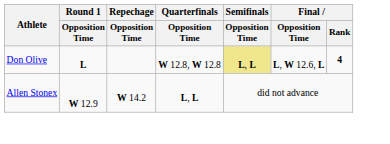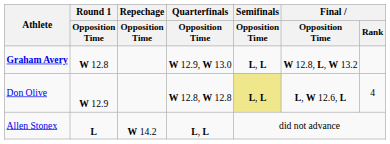+ row: (37, 60)
(83, 65) L -> (94, 104) W 12.9
(340, 60) bold -> (373, 93) normal
(83, 104) W 12.9 -> (94, 131) L
